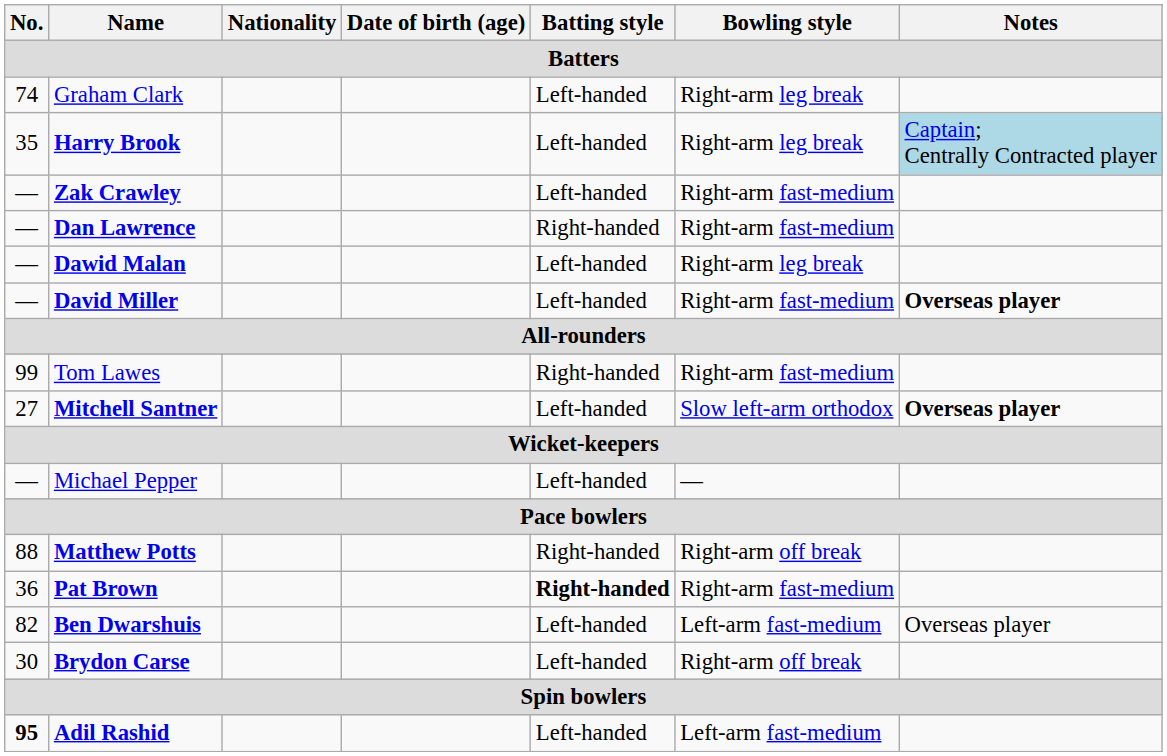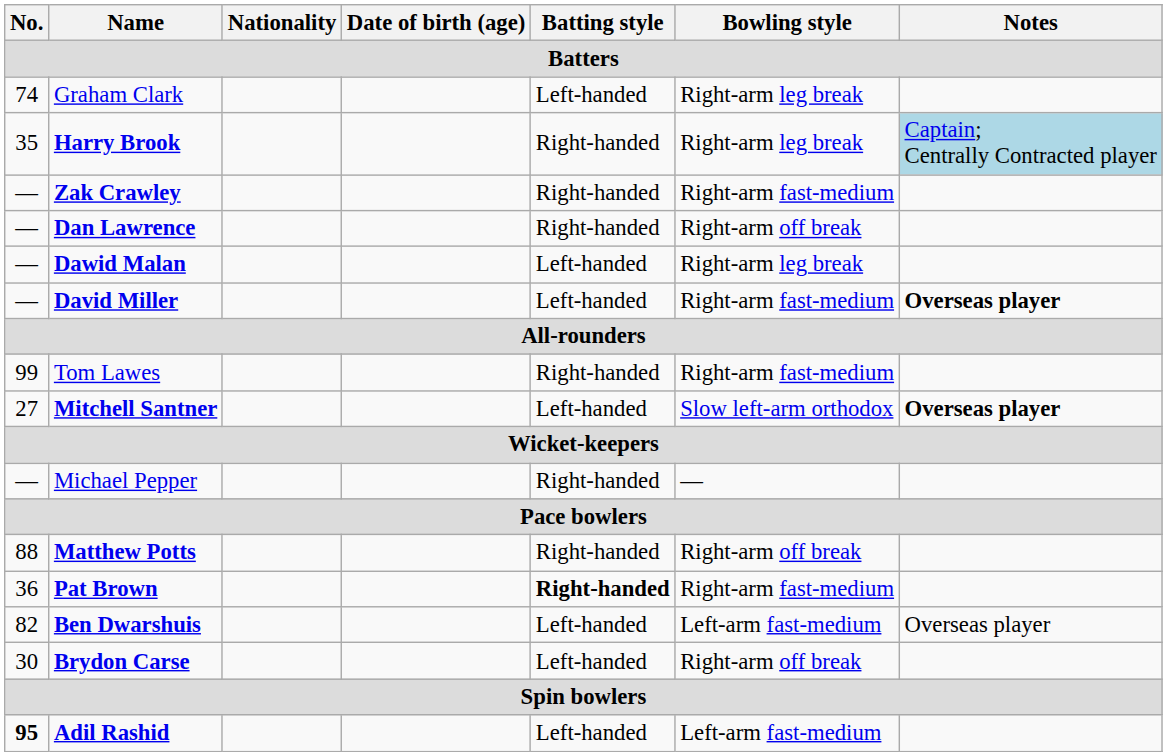(591, 143) Left-handed -> (598, 143) Right-handed
(591, 192) Left-handed -> (598, 192) Right-handed
(787, 228) Right-arm fast-medium -> (771, 228) Right-arm off break
(591, 480) Left-handed -> (598, 480) Right-handed
